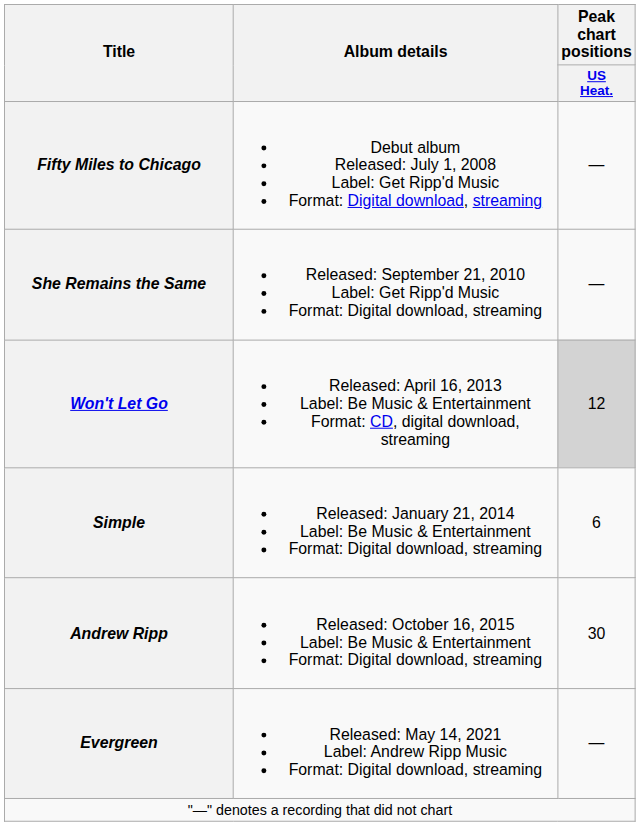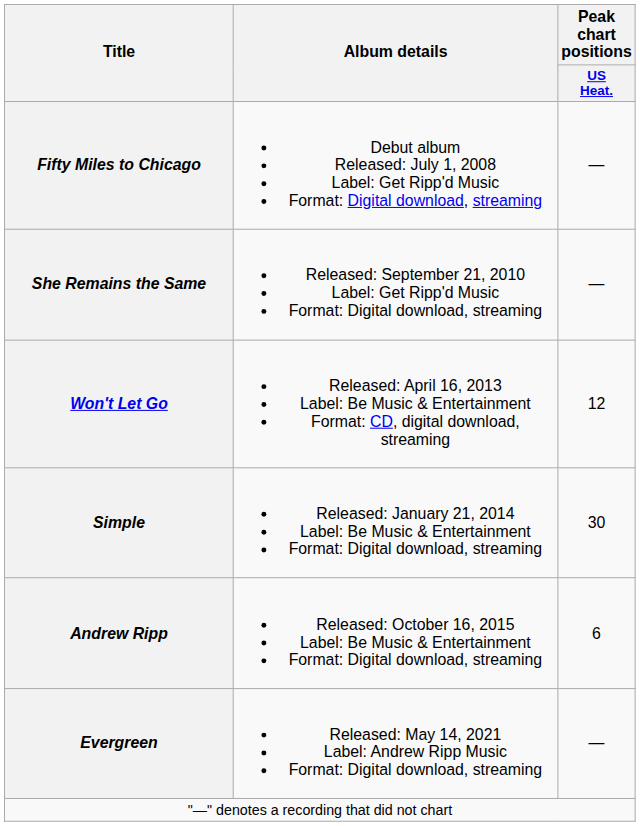(597, 403) lightgrey background -> (597, 403) no background
(596, 522) 6 -> (597, 522) 30
(597, 633) 30 -> (596, 633) 6
